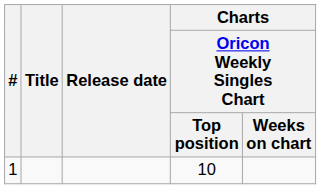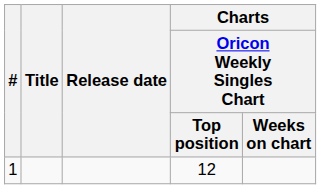(207, 170) 10 -> (207, 170) 12
